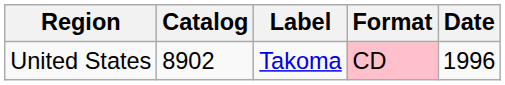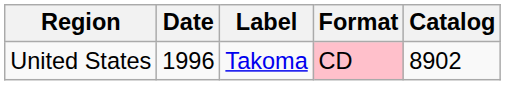columns swapped: (469, 23) <-> (205, 23)
